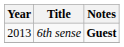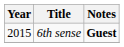(19, 33) 2013 -> (19, 33) 2015
